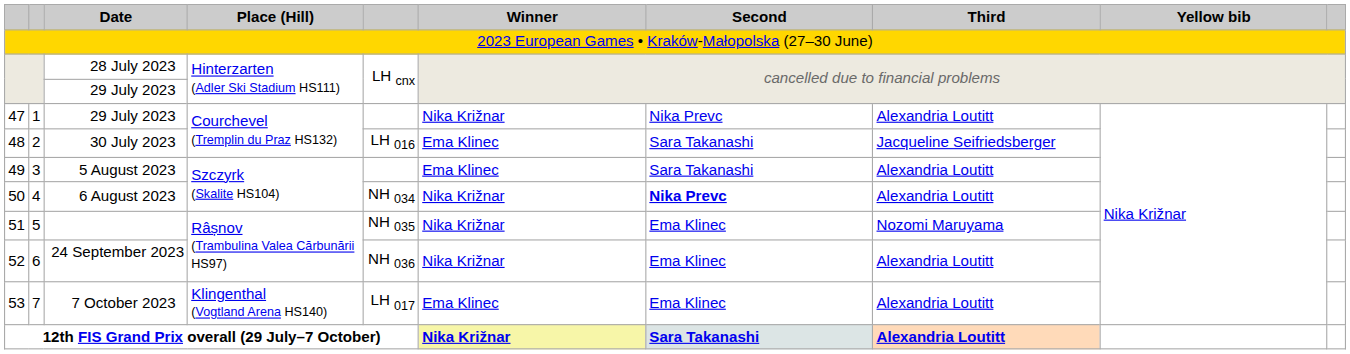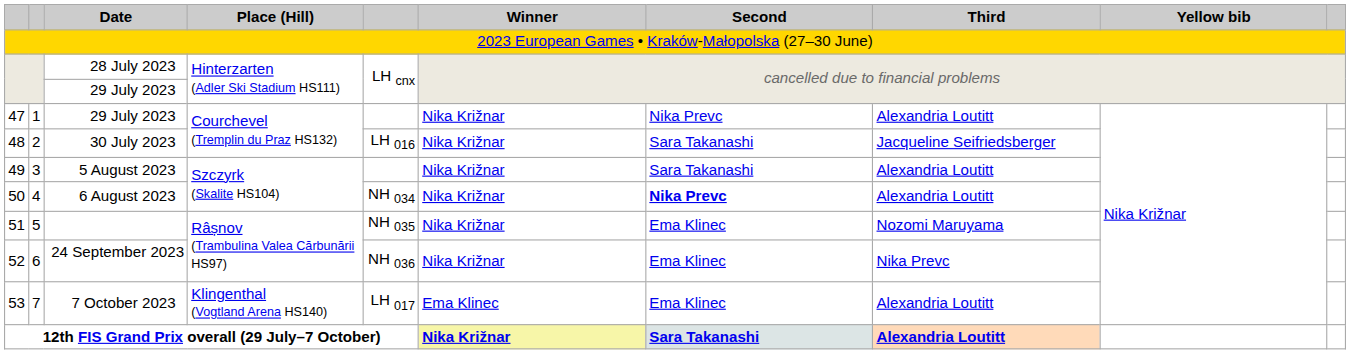(460, 142) Ema Klinec -> (463, 142) Nika Križnar
(460, 169) Ema Klinec -> (463, 169) Nika Križnar
(935, 260) Alexandria Loutitt -> (913, 260) Nika Prevc
